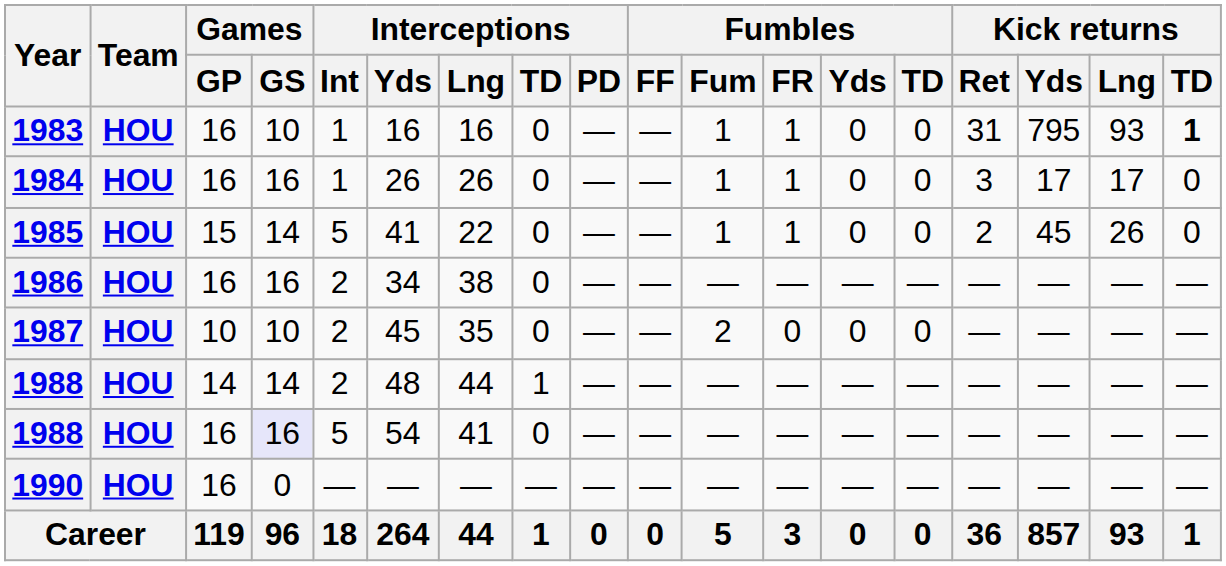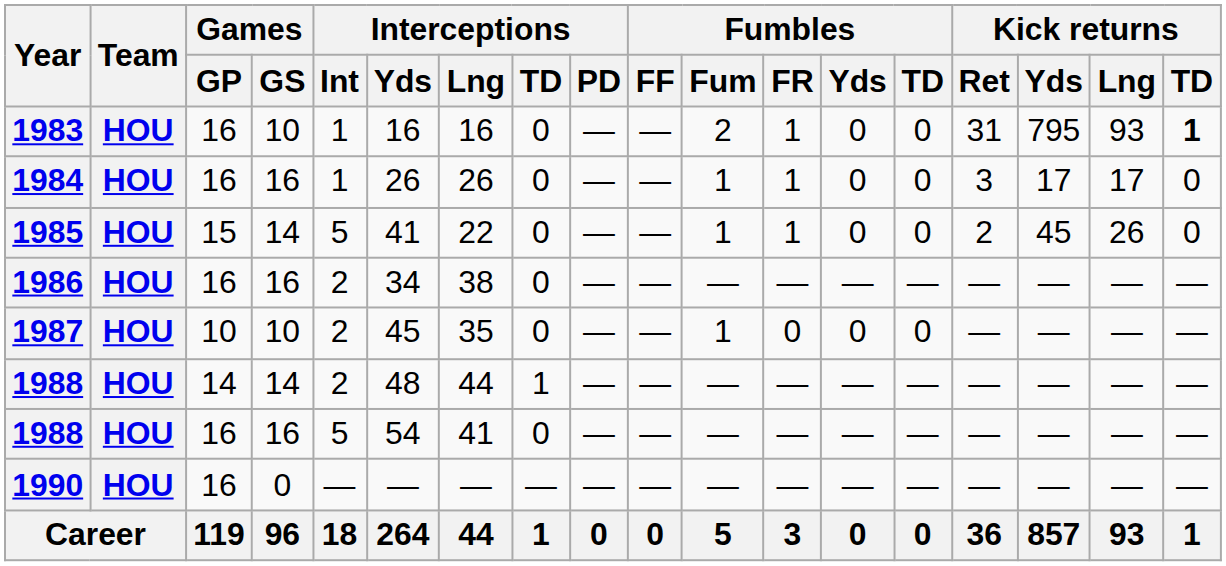(723, 130) 1 -> (723, 130) 2
(723, 332) 2 -> (723, 332) 1
(282, 433) lavender background -> (282, 433) no background
